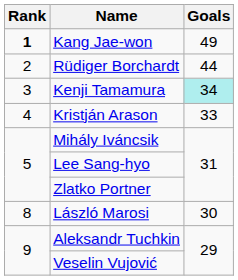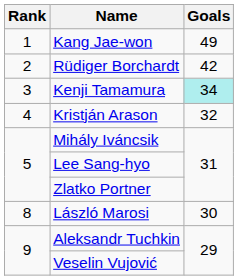(27, 41) bold -> (27, 41) normal
(209, 66) 44 -> (209, 66) 42
(209, 115) 33 -> (209, 115) 32
